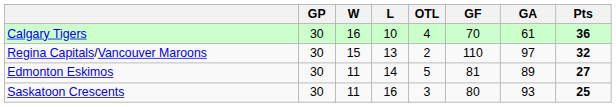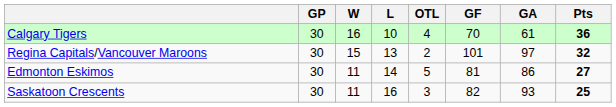(473, 53) 110 -> (473, 53) 101
(528, 72) 89 -> (528, 72) 86
(473, 92) 80 -> (473, 92) 82
